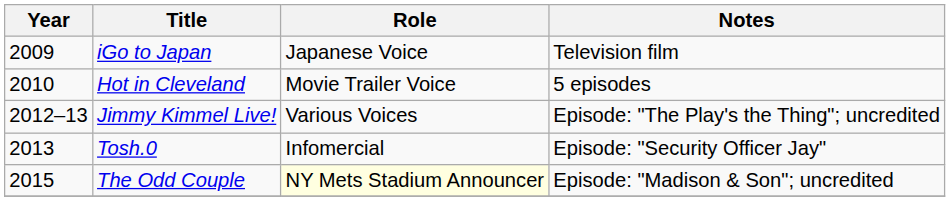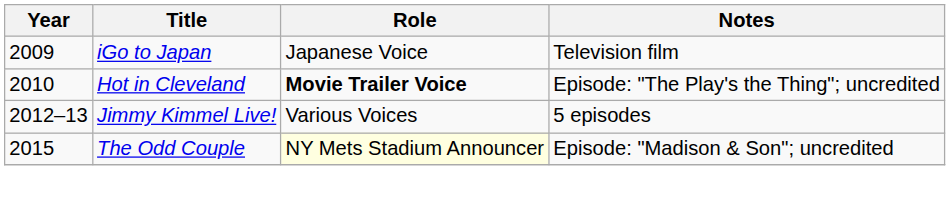(371, 84) normal -> (376, 84) bold
(602, 84) 5 episodes -> (747, 84) Episode: "The Play's the Thing"; uncredited
(747, 116) Episode: "The Play's the Thing"; uncredited -> (602, 116) 5 episodes
- row: (127, 148)
